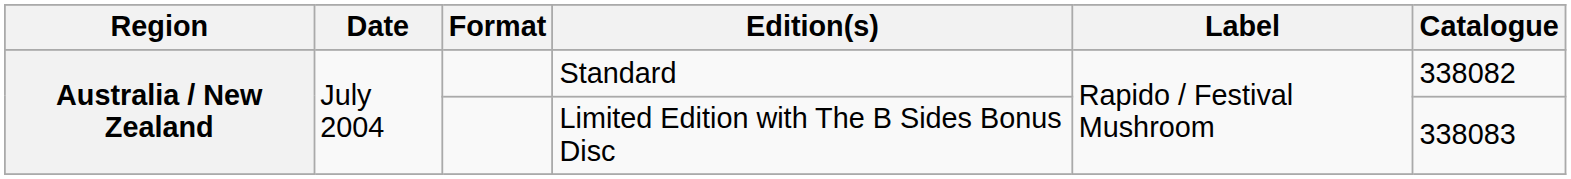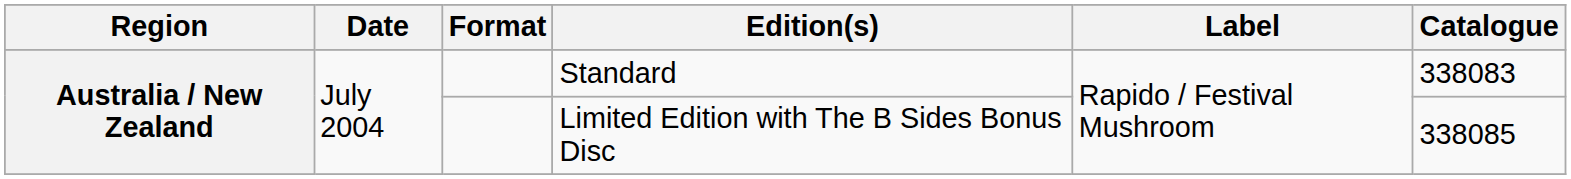(1468, 73) 338082 -> (1468, 73) 338083
(1468, 134) 338083 -> (1468, 134) 338085
